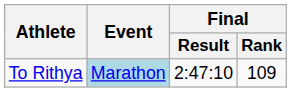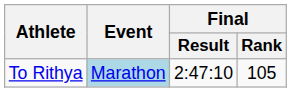(262, 73) 109 -> (262, 73) 105
